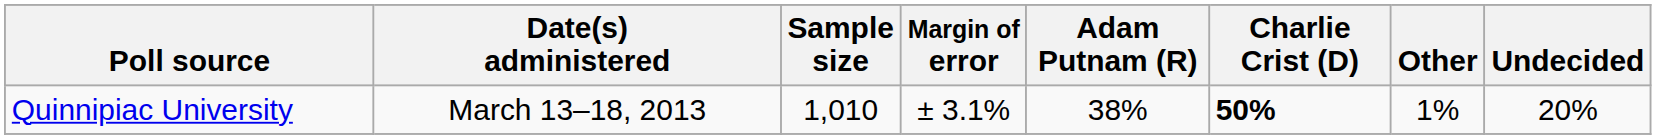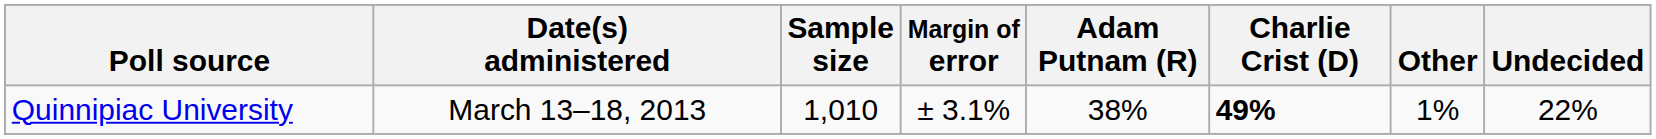(1246, 109) 50% -> (1246, 109) 49%
(1568, 109) 20% -> (1568, 109) 22%
